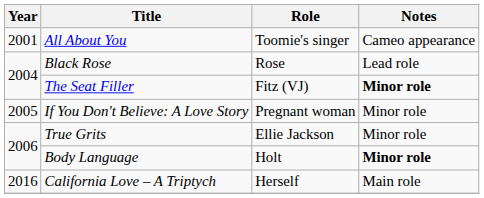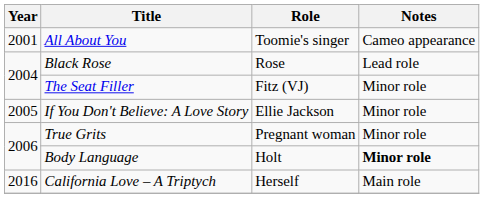(397, 87) bold -> (394, 87) normal
(305, 110) Pregnant woman -> (295, 110) Ellie Jackson
(295, 134) Ellie Jackson -> (305, 134) Pregnant woman
